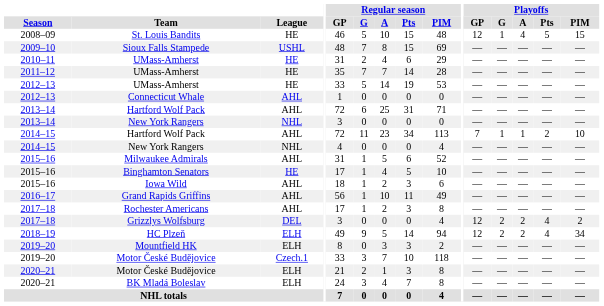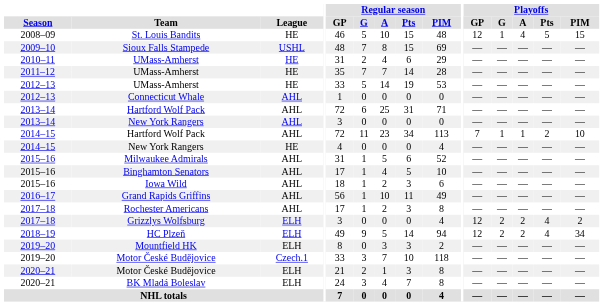(292, 121) NHL -> (292, 121) AHL
(292, 146) NHL -> (292, 146) HE
(292, 171) HE -> (292, 171) AHL
(292, 221) DEL -> (292, 221) ELH
